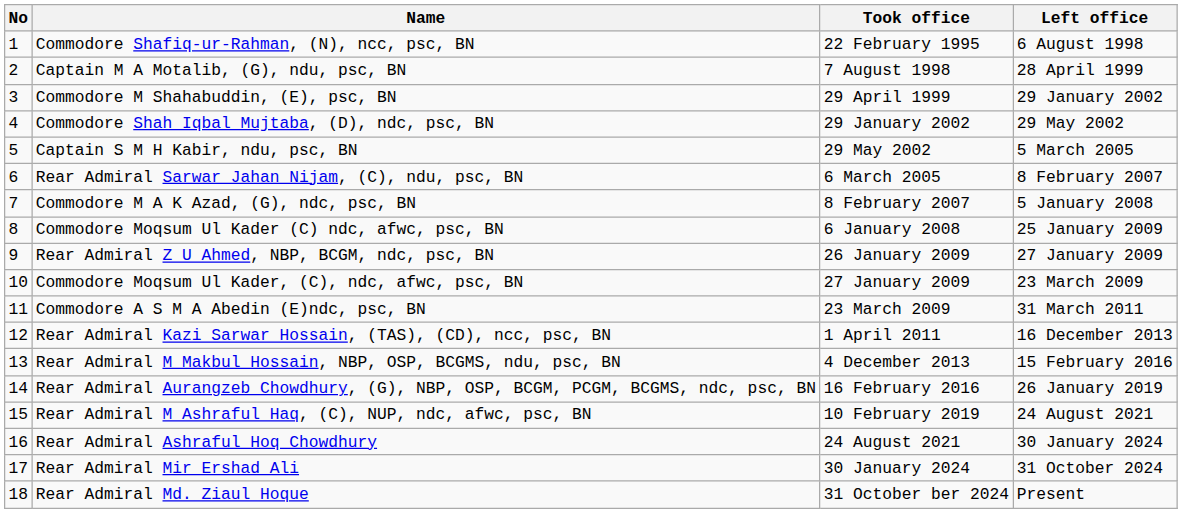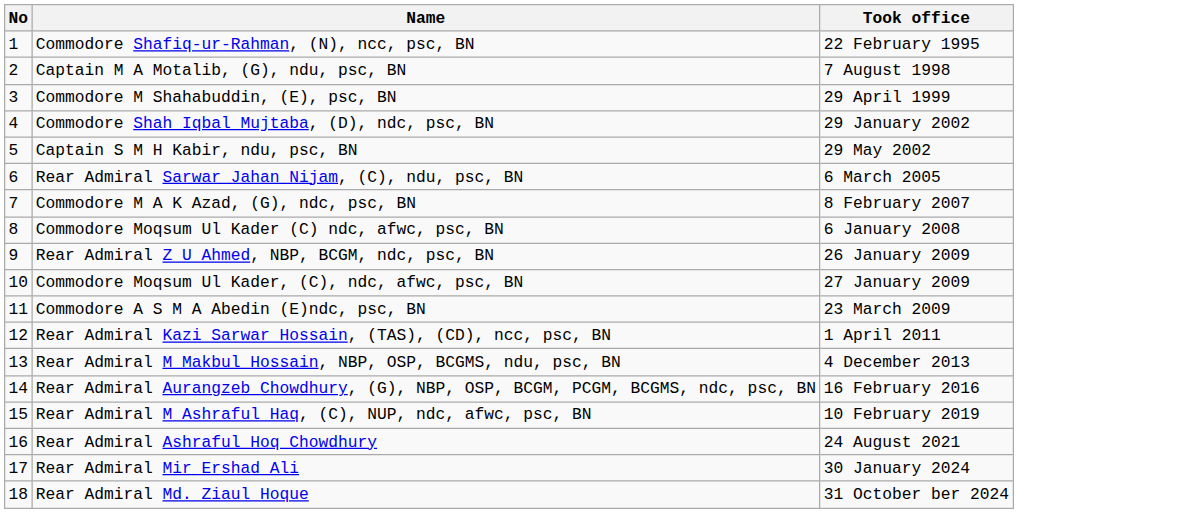- column: (1095, 18)
